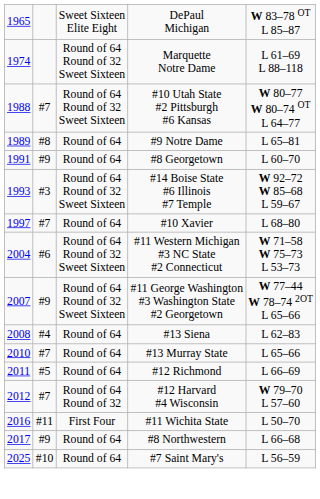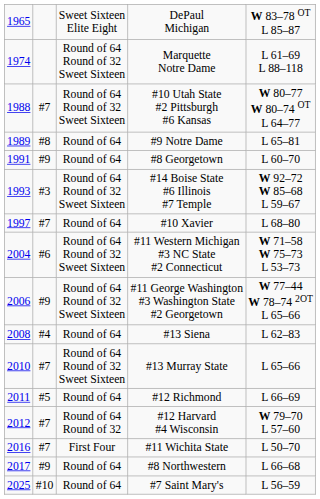(19, 301) 2007 -> (19, 301) 2006
(92, 353) Round of 64 -> (92, 366) Round of 64 Round of 32 Sweet Sixteen
(45, 421) #11 -> (45, 448) #7
